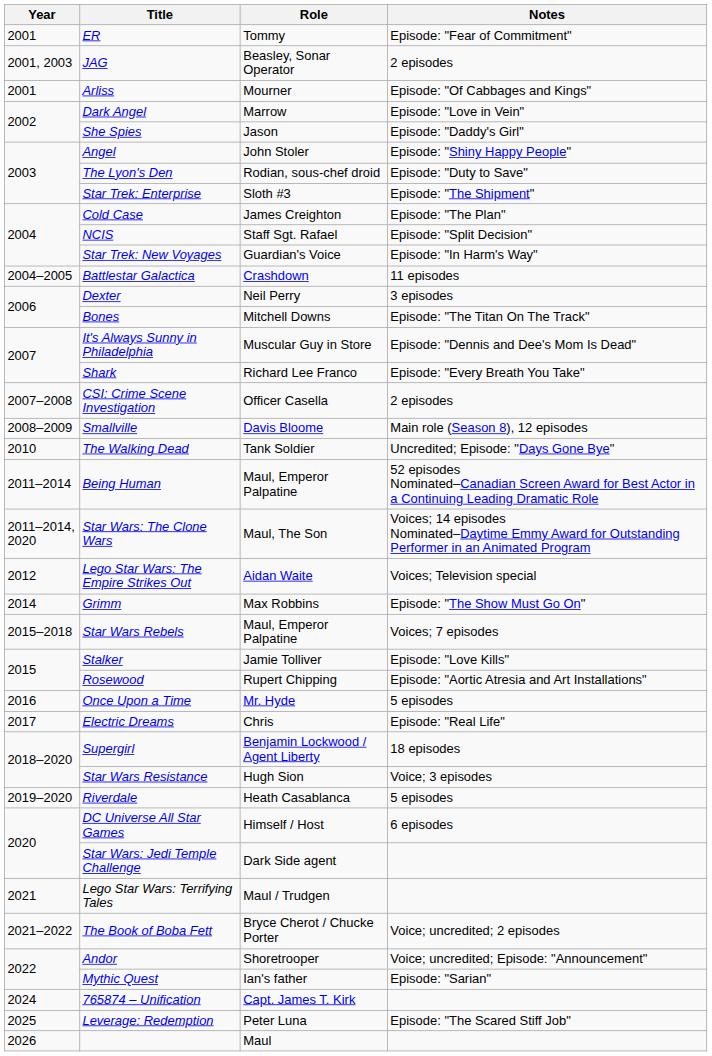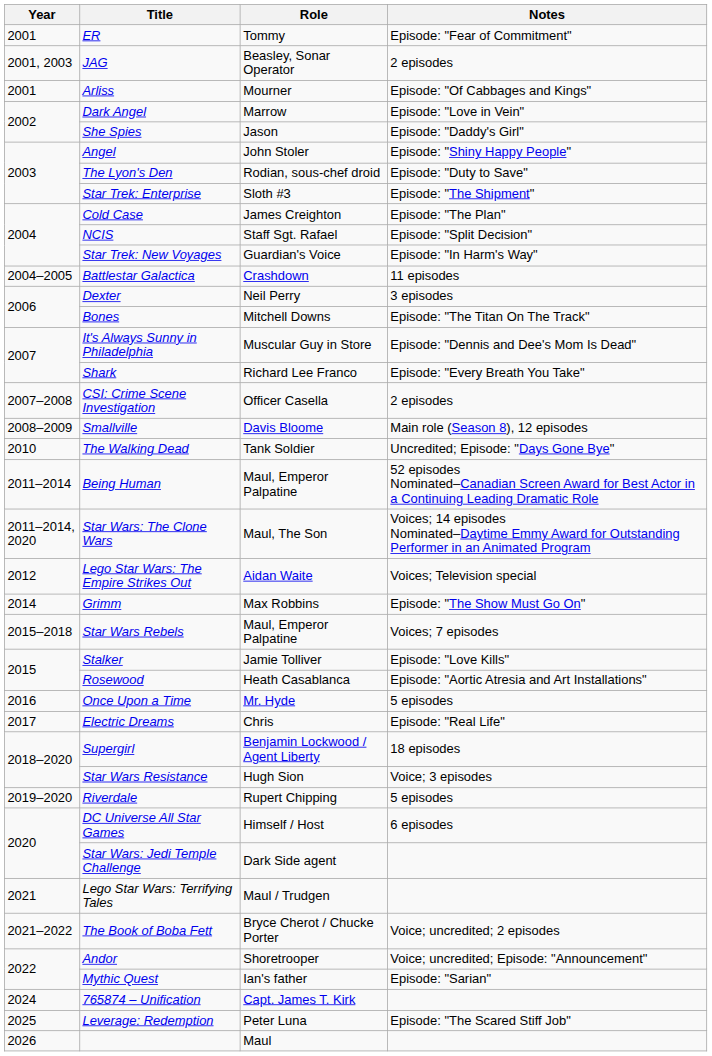(290, 680) Rupert Chipping -> (297, 680) Heath Casablanca
(297, 797) Heath Casablanca -> (290, 797) Rupert Chipping
